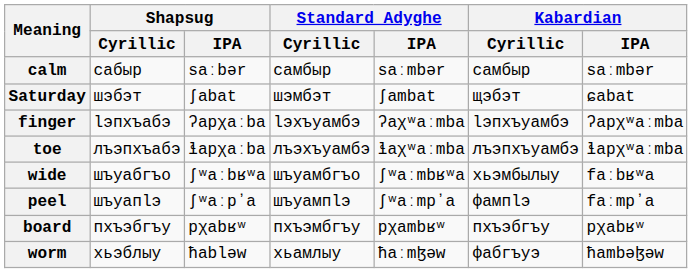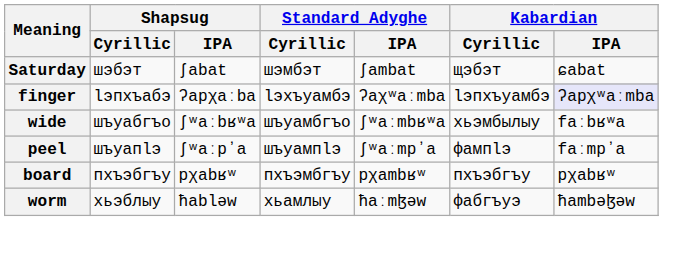- row: (47, 70)
(635, 123) no background -> (606, 97) lavender background
- row: (47, 149)
